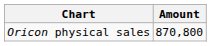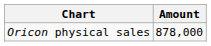(179, 32) 870,800 -> (179, 32) 878,000
